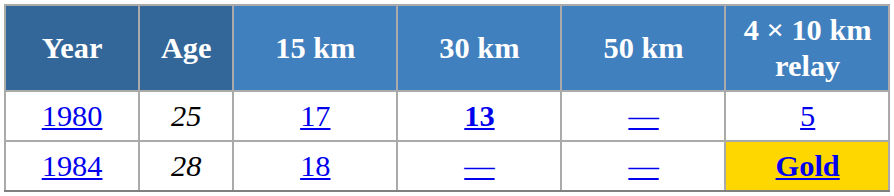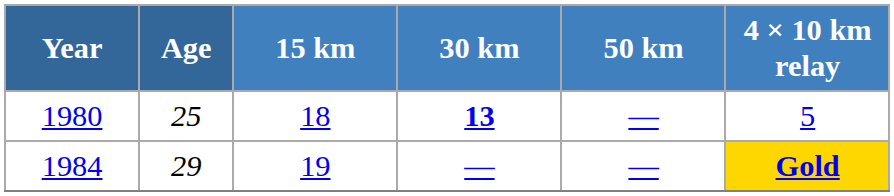(315, 115) 17 -> (315, 115) 18
(186, 166) 28 -> (186, 166) 29
(315, 166) 18 -> (315, 166) 19
